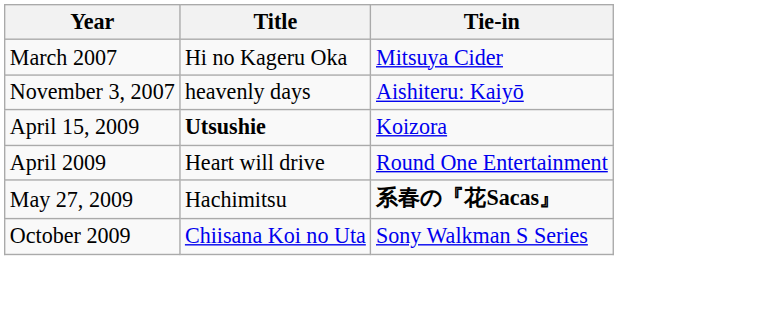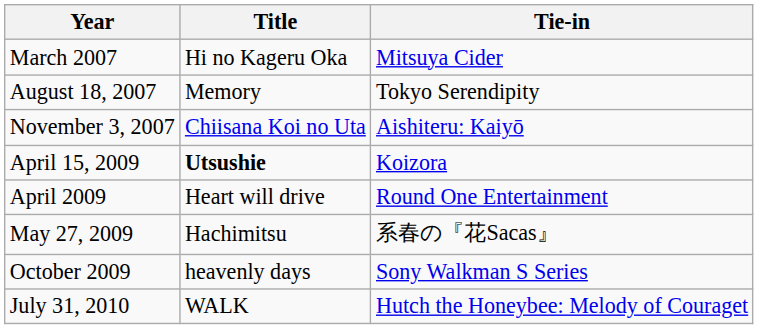+ row: (83, 92)
(248, 92) heavenly days -> (275, 127) Chiisana Koi no Uta
(469, 198) bold -> (467, 233) normal
(275, 236) Chiisana Koi no Uta -> (248, 271) heavenly days
+ row: (70, 306)
